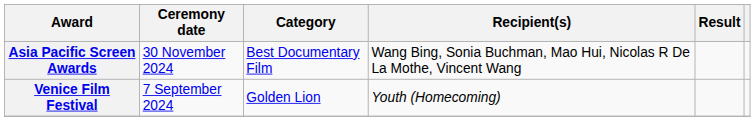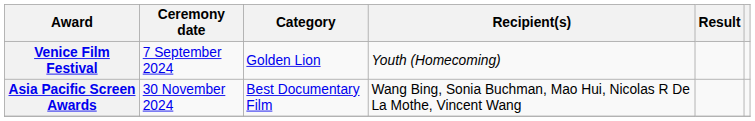rows swapped: (72, 97) <-> (72, 60)
